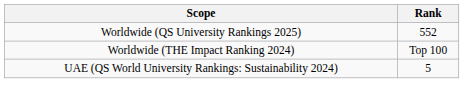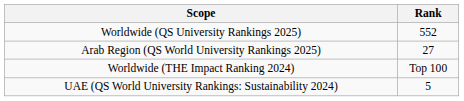+ row: (201, 50)
